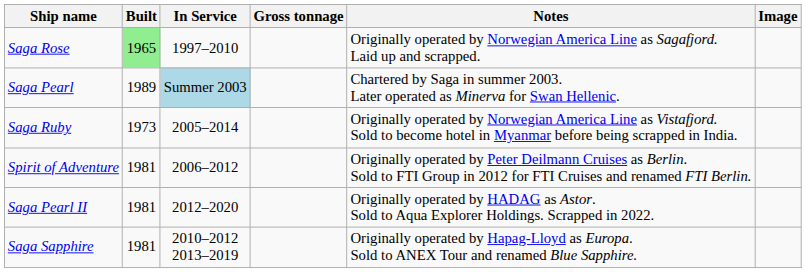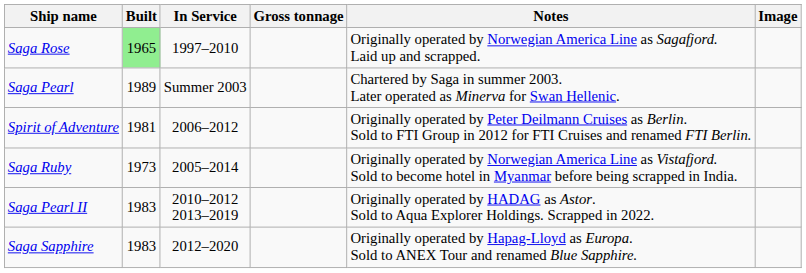(205, 87) lightblue background -> (205, 87) no background
rows swapped: (63, 167) <-> (40, 127)
(141, 207) 1981 -> (141, 207) 1983
(205, 207) 2012–2020 -> (205, 207) 2010–2012 2013–2019
(141, 247) 1981 -> (141, 247) 1983
(205, 247) 2010–2012 2013–2019 -> (205, 247) 2012–2020
